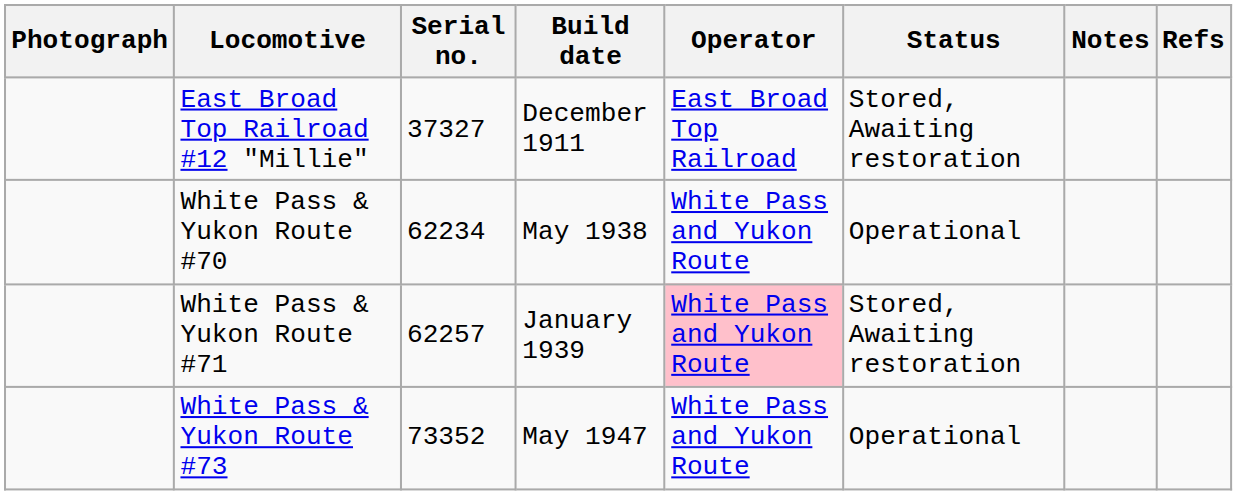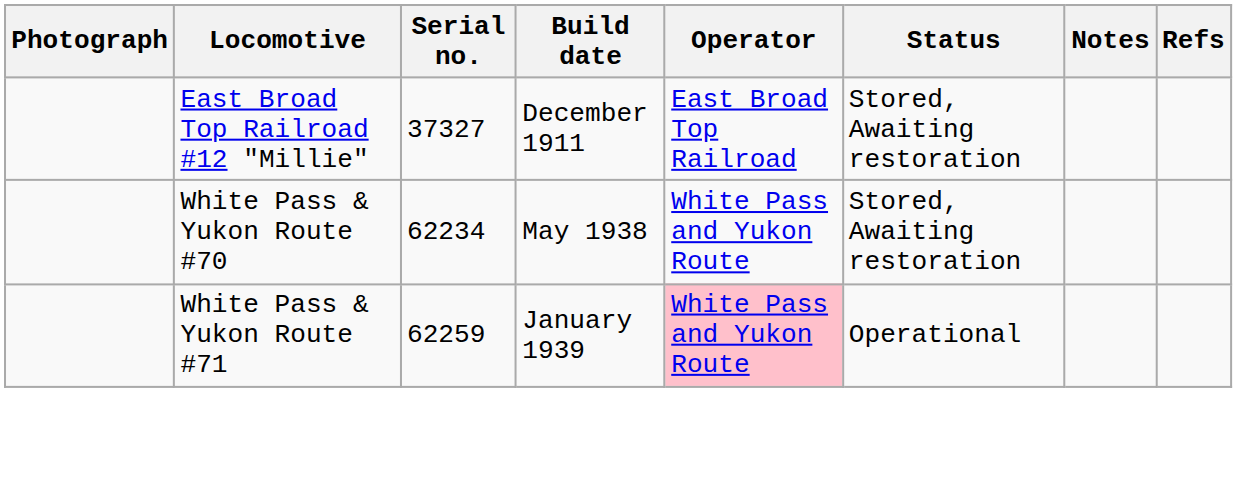(935, 232) Operational -> (935, 232) Stored, Awaiting restoration
(446, 335) 62257 -> (446, 335) 62259
(935, 335) Stored, Awaiting restoration -> (935, 335) Operational
- row: (275, 438)
